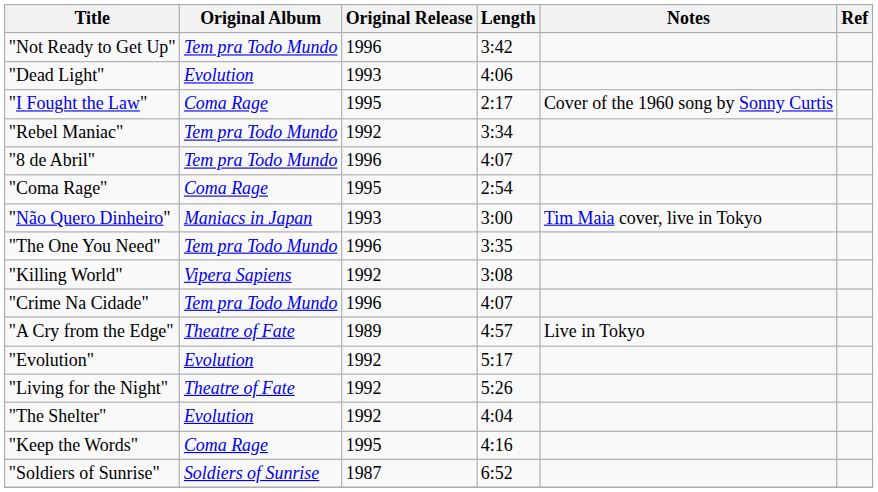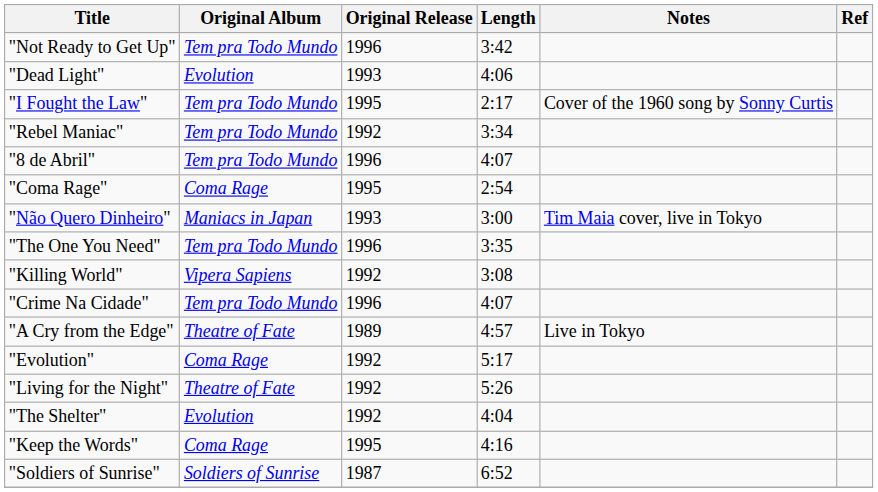(226, 103) Coma Rage -> (261, 103) Tem pra Todo Mundo
(219, 359) Evolution -> (226, 359) Coma Rage
